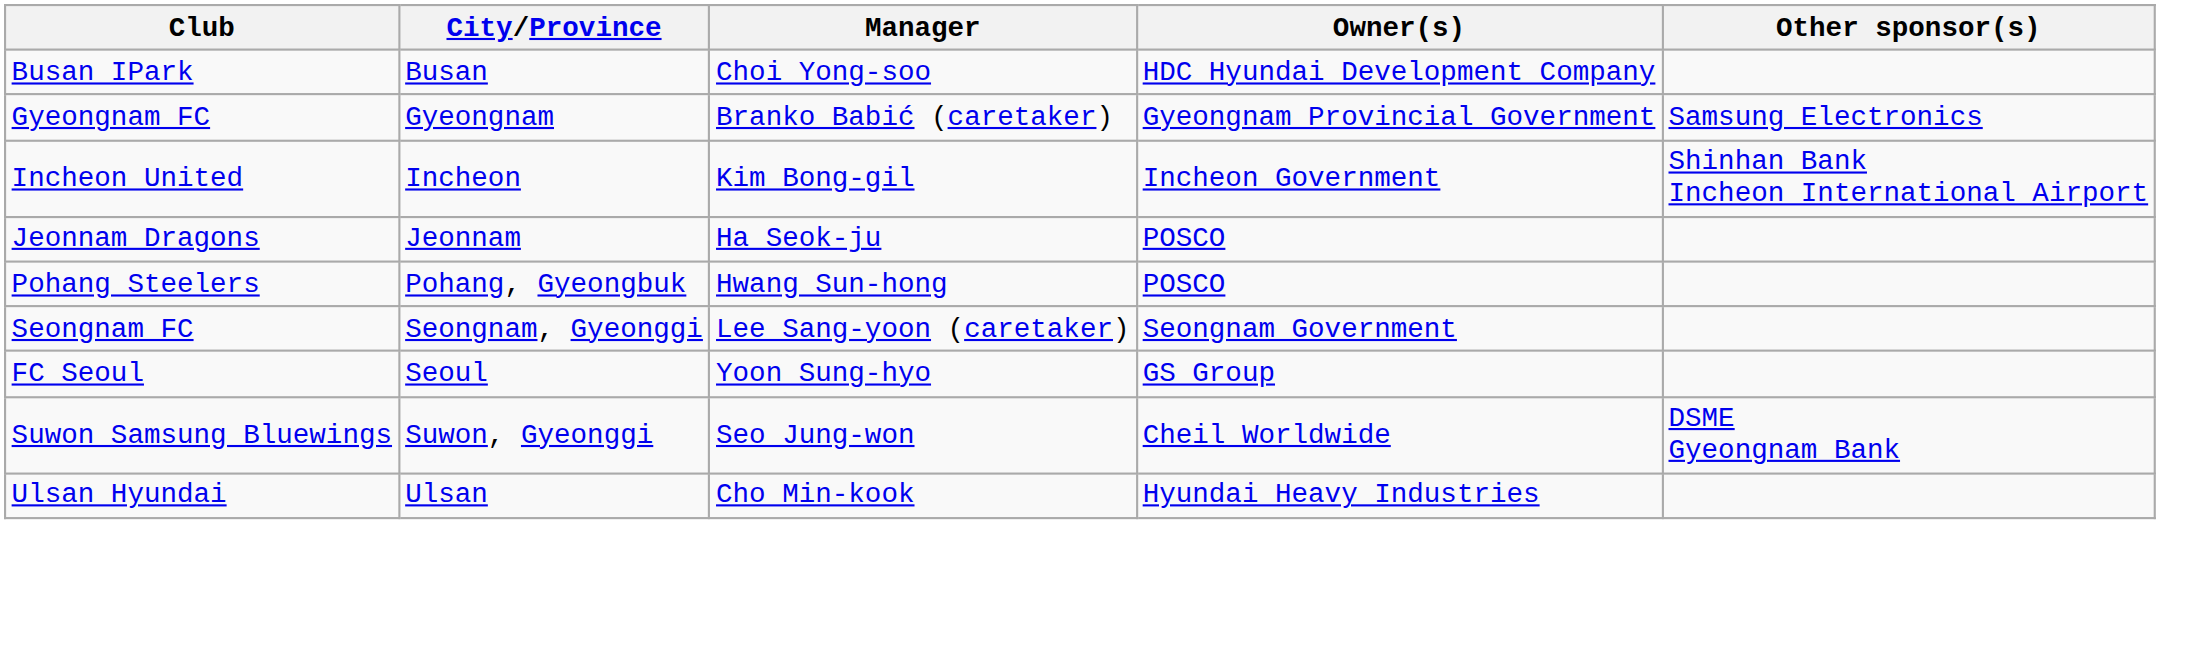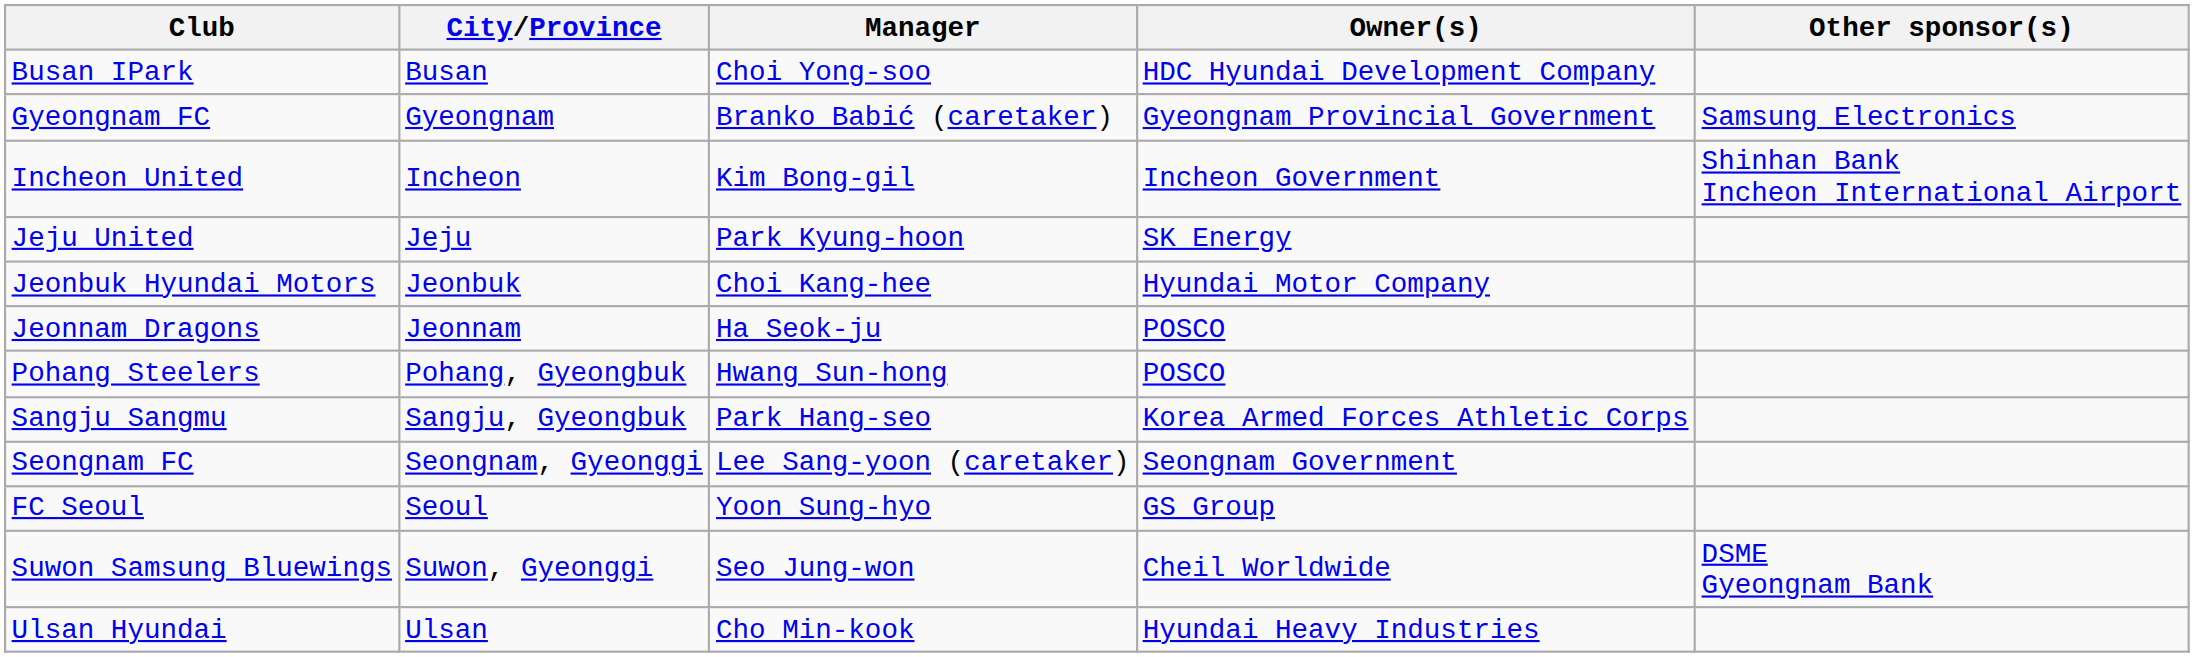+ row: (103, 239)
+ row: (194, 284)
+ row: (119, 419)
